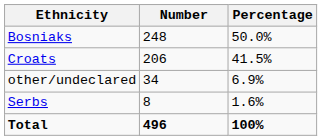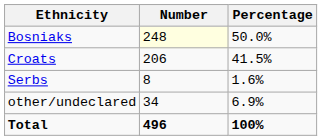(155, 37) no background -> (155, 37) lightyellow background
rows swapped: (28, 103) <-> (72, 81)
